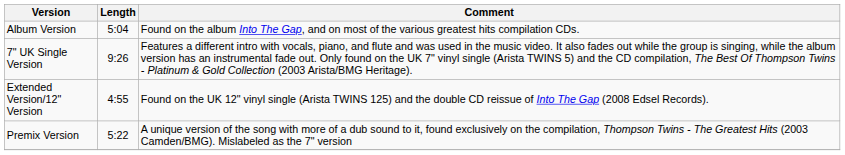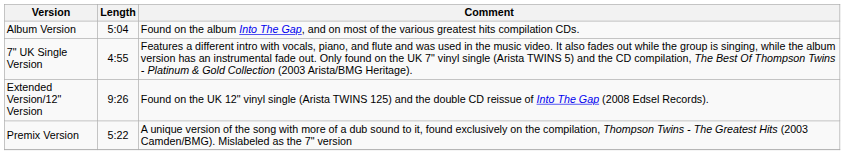(118, 59) 9:26 -> (118, 59) 4:55
(118, 100) 4:55 -> (118, 100) 9:26
